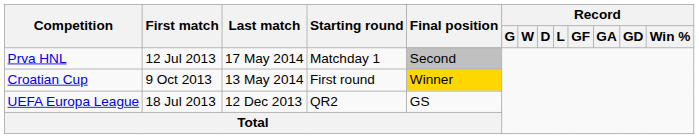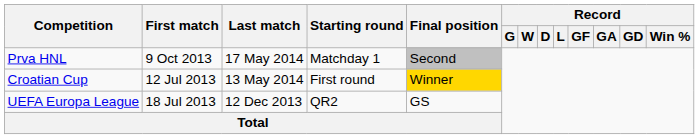(181, 58) 12 Jul 2013 -> (179, 58) 9 Oct 2013
(179, 79) 9 Oct 2013 -> (181, 79) 12 Jul 2013
